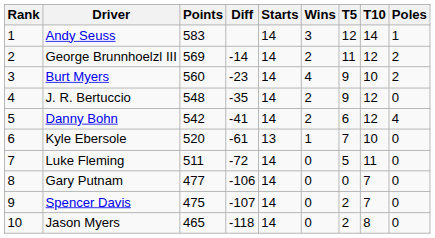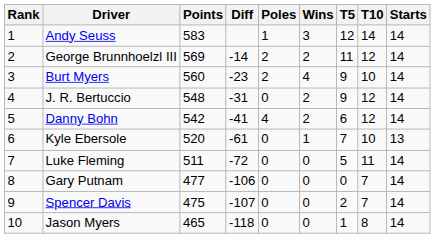columns swapped: (280, 14) <-> (409, 14)
(239, 98) -35 -> (239, 98) -31
(346, 222) 2 -> (343, 222) 1
